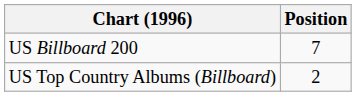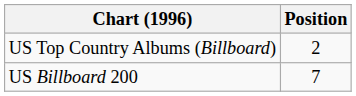rows swapped: (73, 47) <-> (142, 76)
